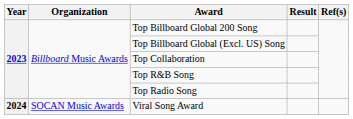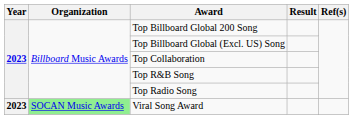(17, 106) 2024 -> (17, 106) 2023
(77, 106) no background -> (77, 106) lightgreen background
